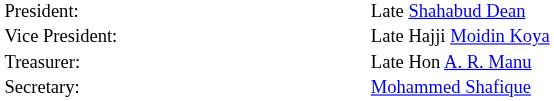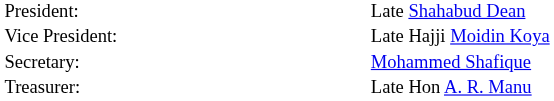rows swapped: (42, 87) <-> (42, 61)
